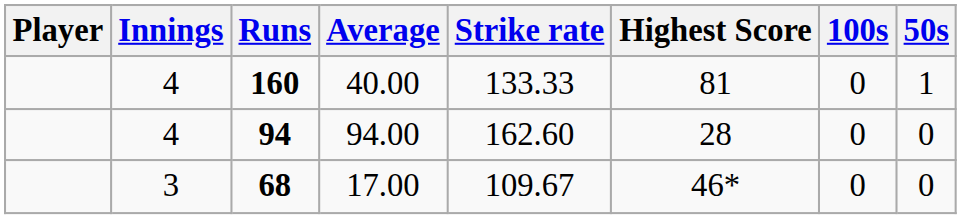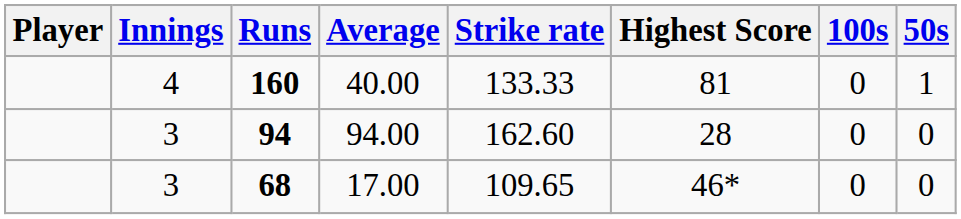(171, 133) 4 -> (171, 133) 3
(530, 185) 109.67 -> (530, 185) 109.65
